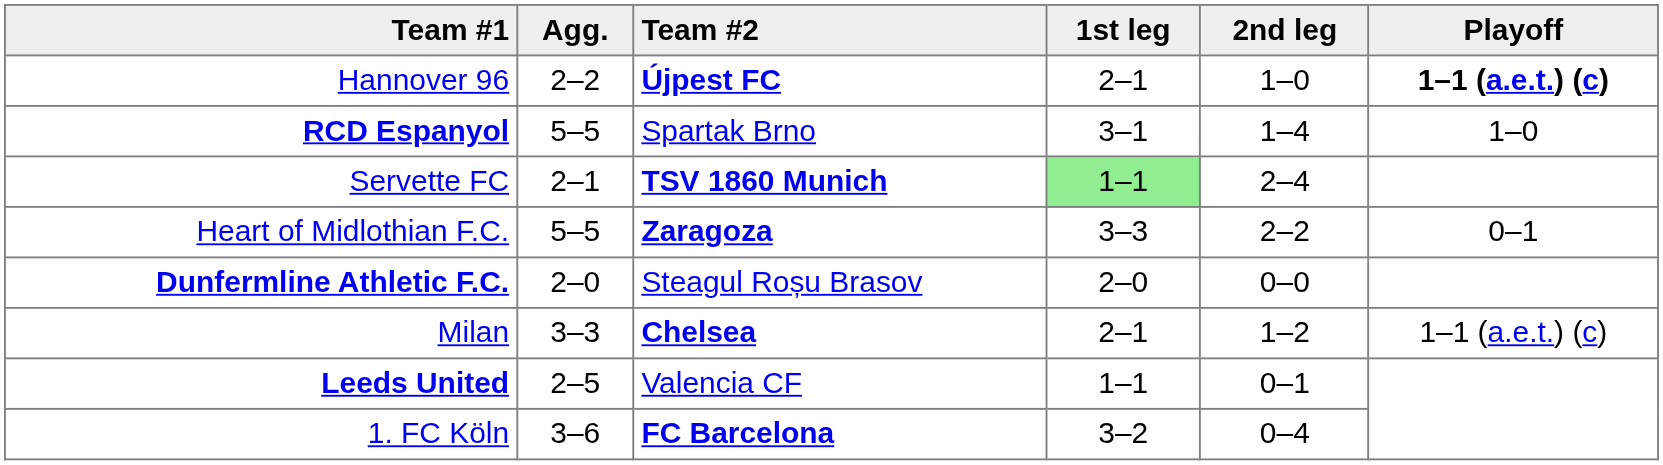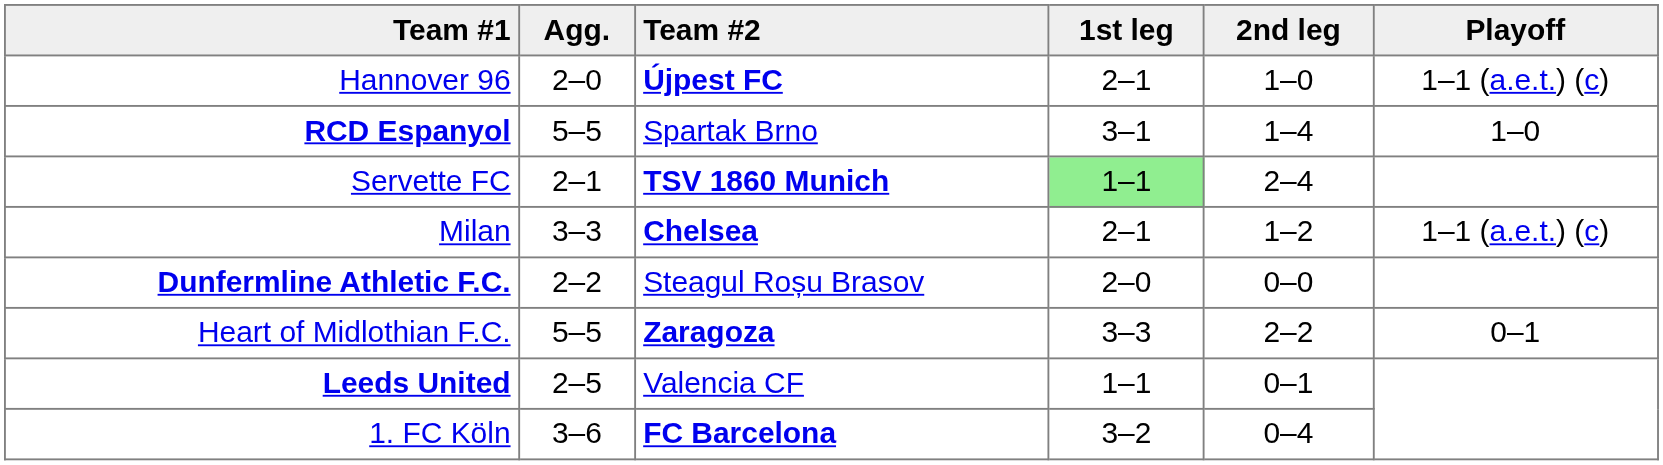(575, 80) 2–2 -> (577, 80) 2–0
(1513, 80) bold -> (1515, 80) normal
rows swapped: (473, 332) <-> (353, 231)
(575, 282) 2–0 -> (577, 282) 2–2
